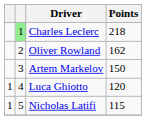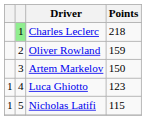(117, 50) 162 -> (117, 50) 159
(117, 86) 120 -> (117, 86) 123
